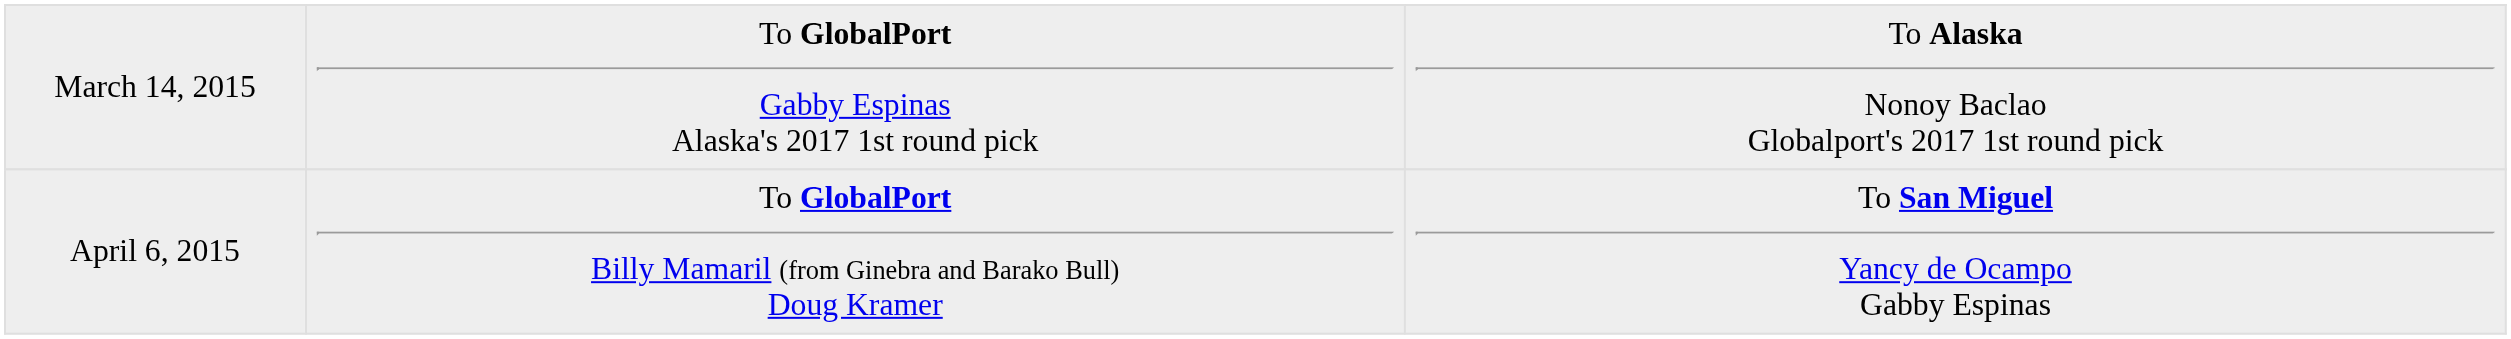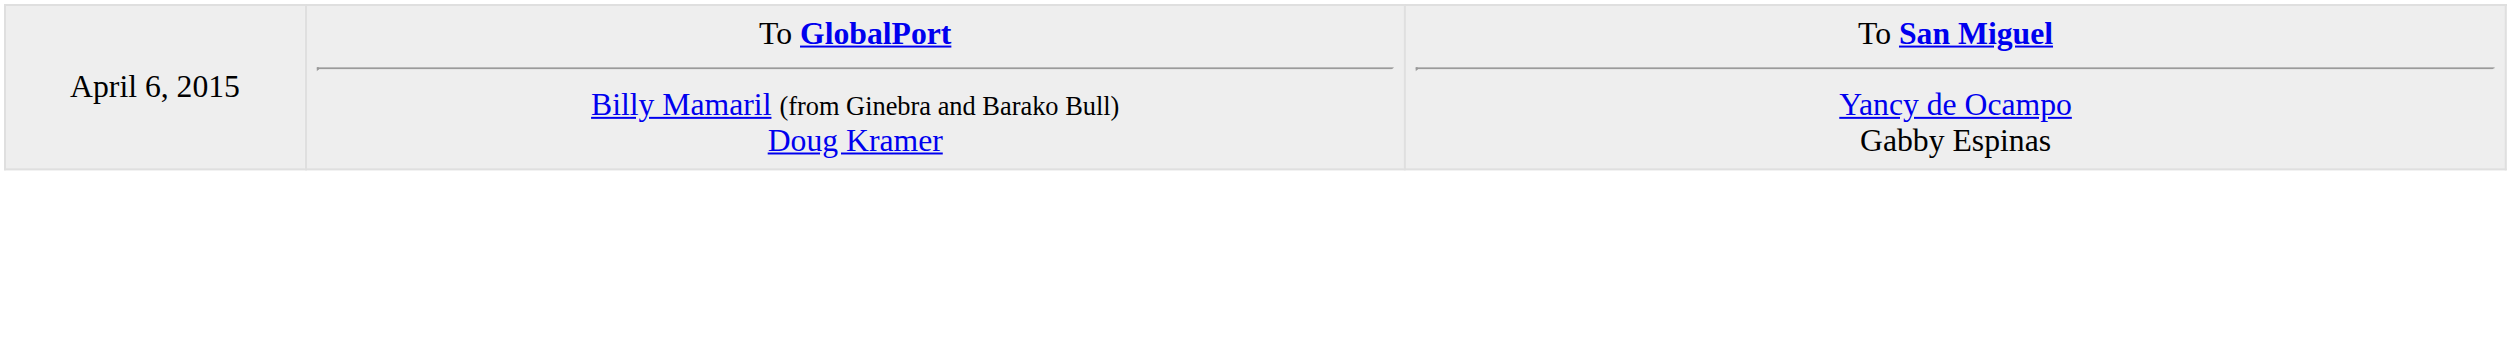- row: (855, 86)
